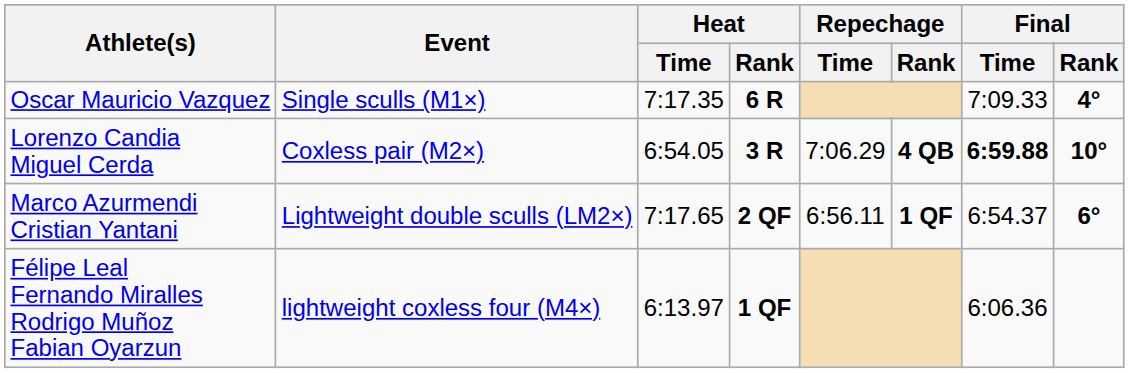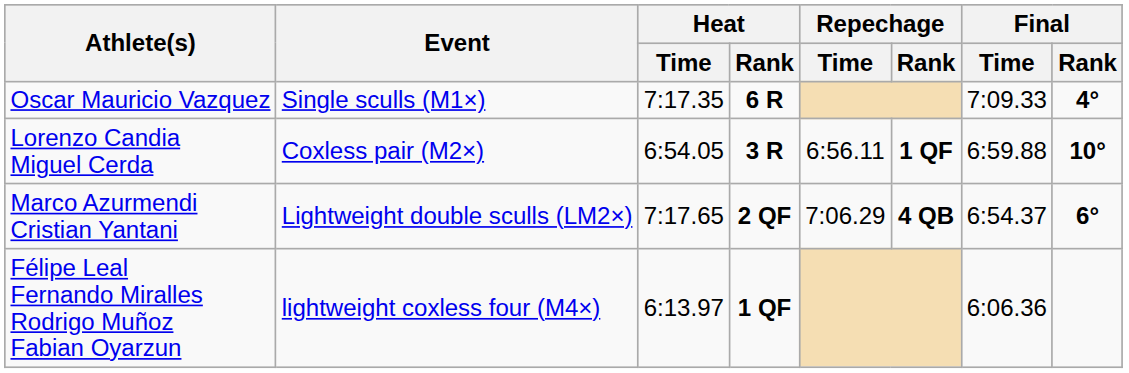(845, 152) 7:06.29 -> (845, 152) 6:56.11
(926, 152) 4 QB -> (926, 152) 1 QF
(1008, 152) bold -> (1007, 152) normal
(845, 216) 6:56.11 -> (845, 216) 7:06.29
(926, 216) 1 QF -> (926, 216) 4 QB
